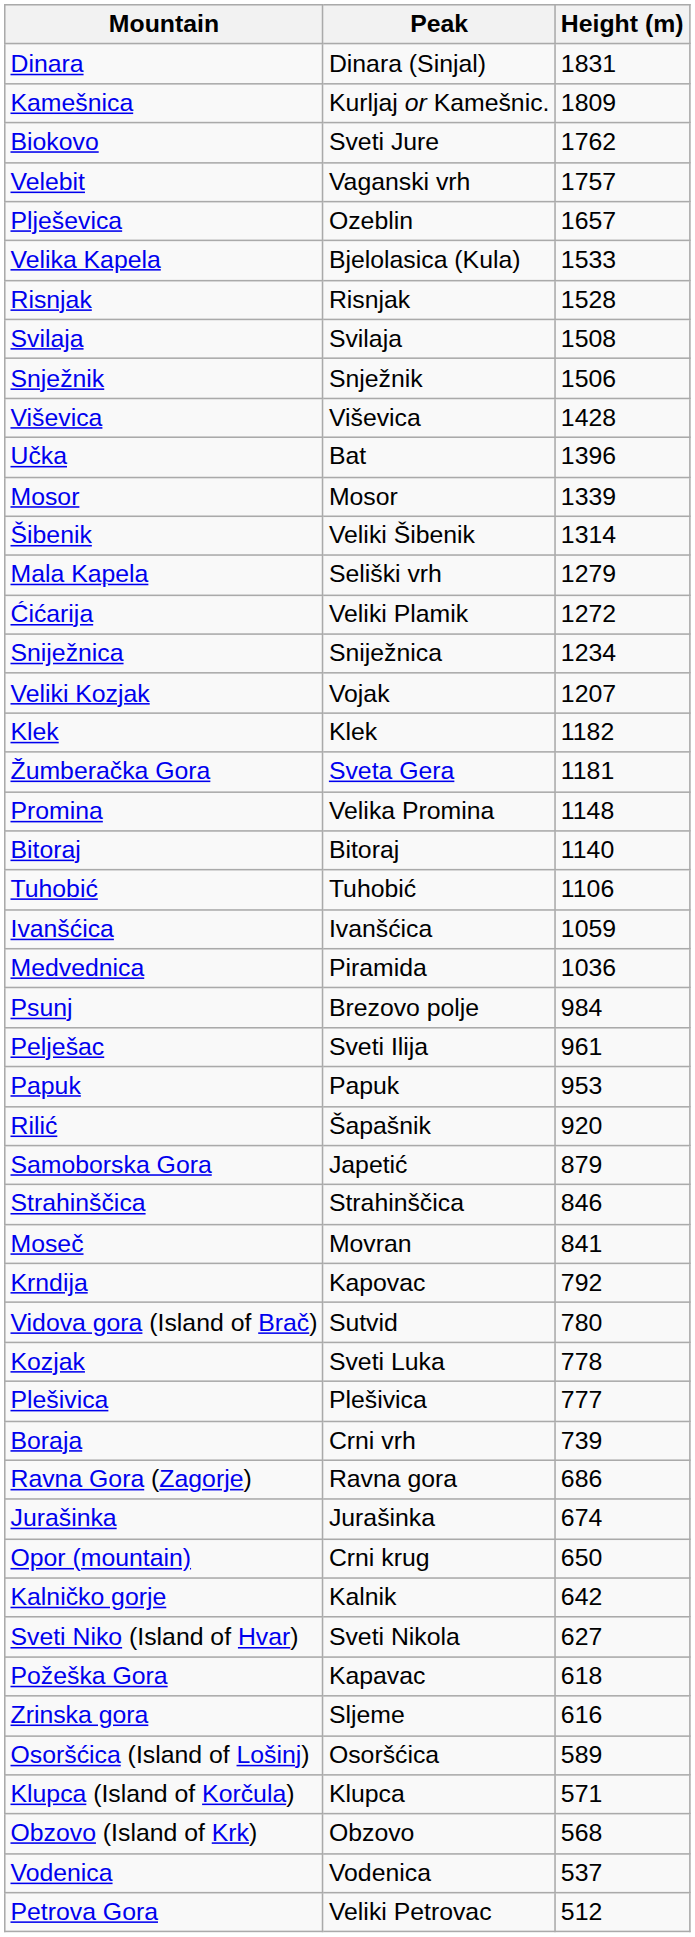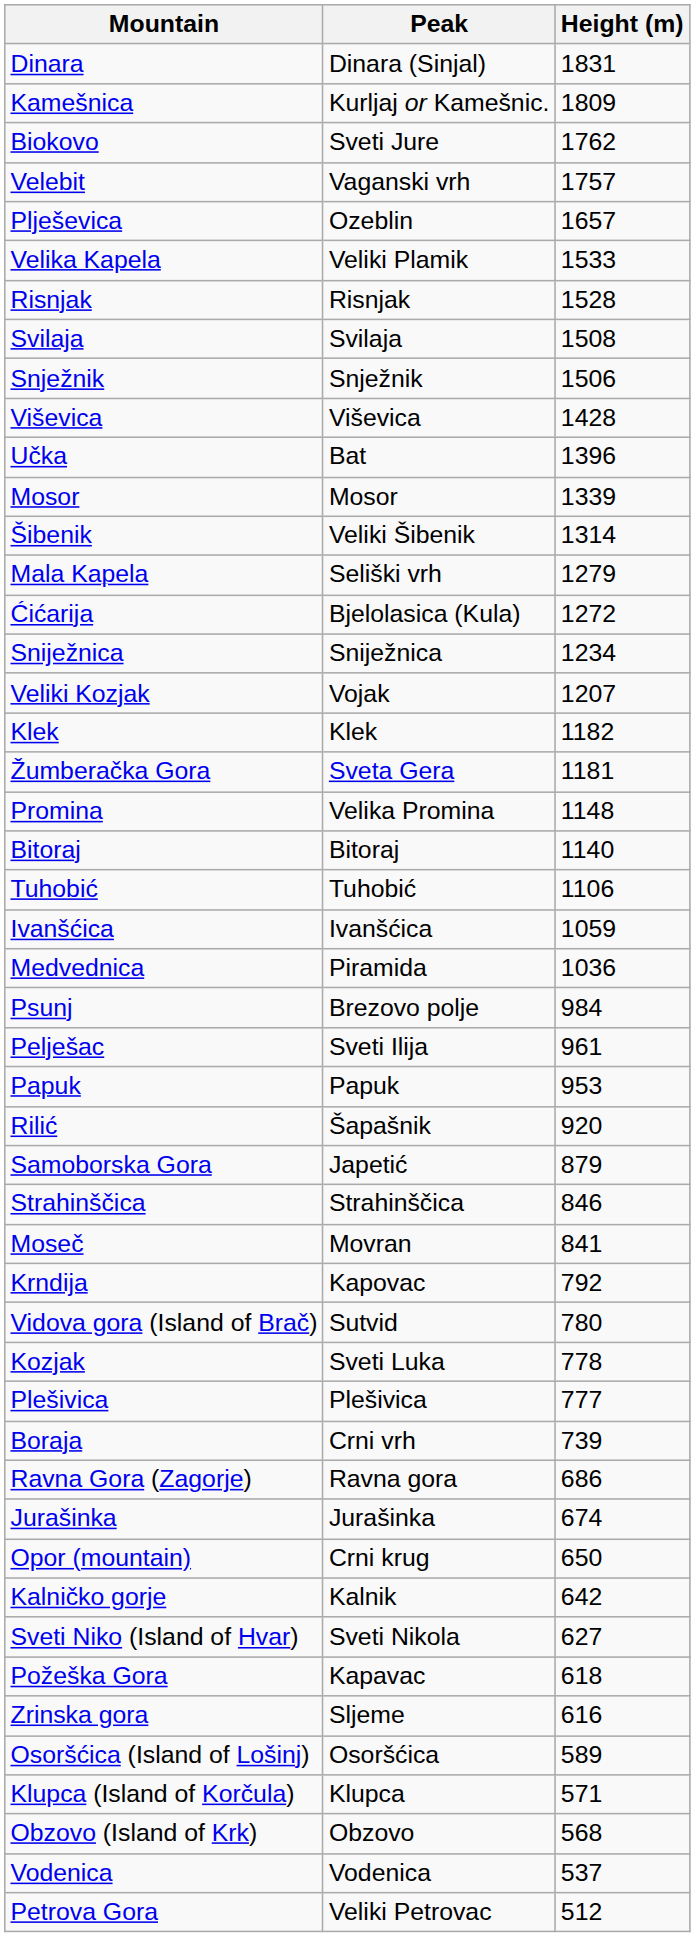(425, 260) Bjelolasica (Kula) -> (398, 260) Veliki Plamik
(398, 614) Veliki Plamik -> (425, 614) Bjelolasica (Kula)
